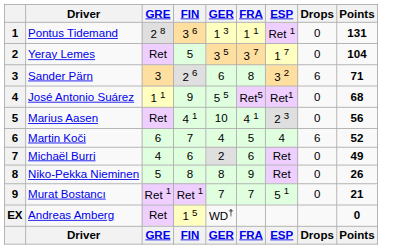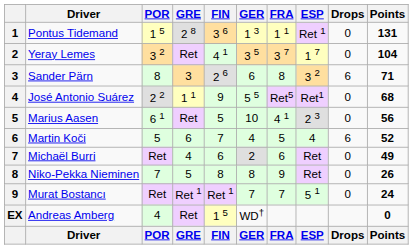+ column: (157, 13)
(190, 54) 5 -> (220, 54) 4 1
(190, 118) 4 1 -> (220, 118) 5
(357, 194) 21 -> (388, 194) 24
